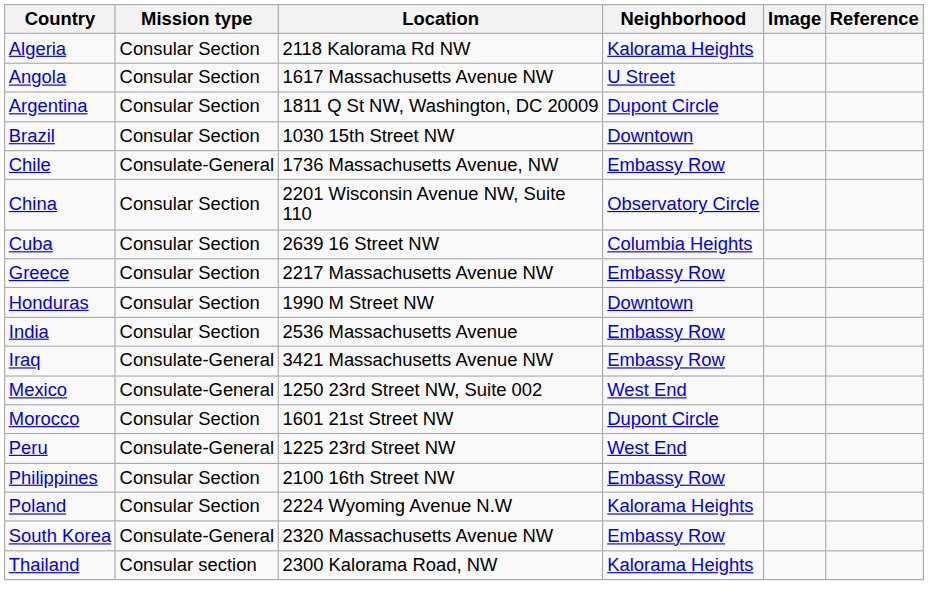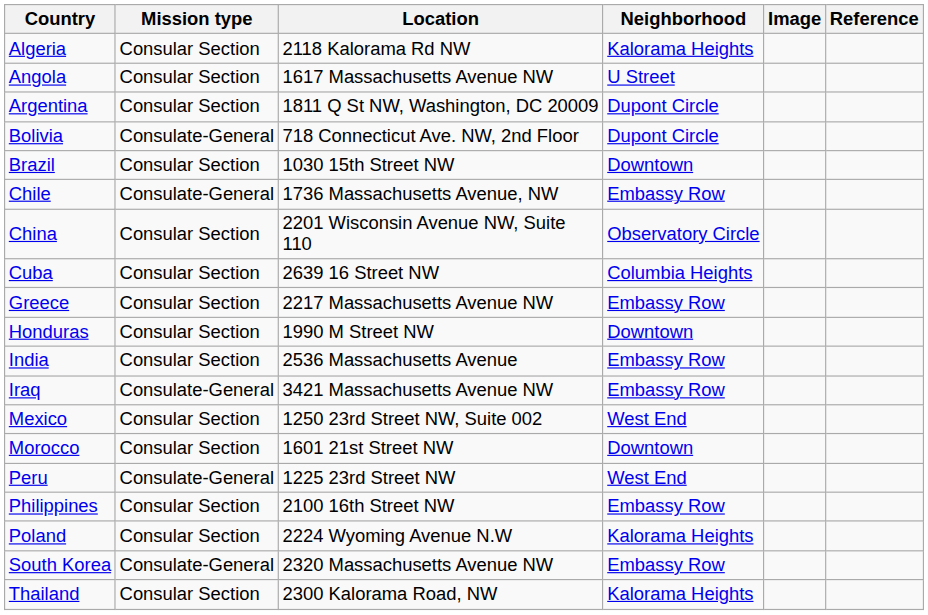+ row: (36, 135)
(197, 389) Consulate-General -> (190, 419) Consular Section
(663, 419) Dupont Circle -> (650, 448) Downtown
(188, 565) Consular section -> (190, 594) Consular Section
